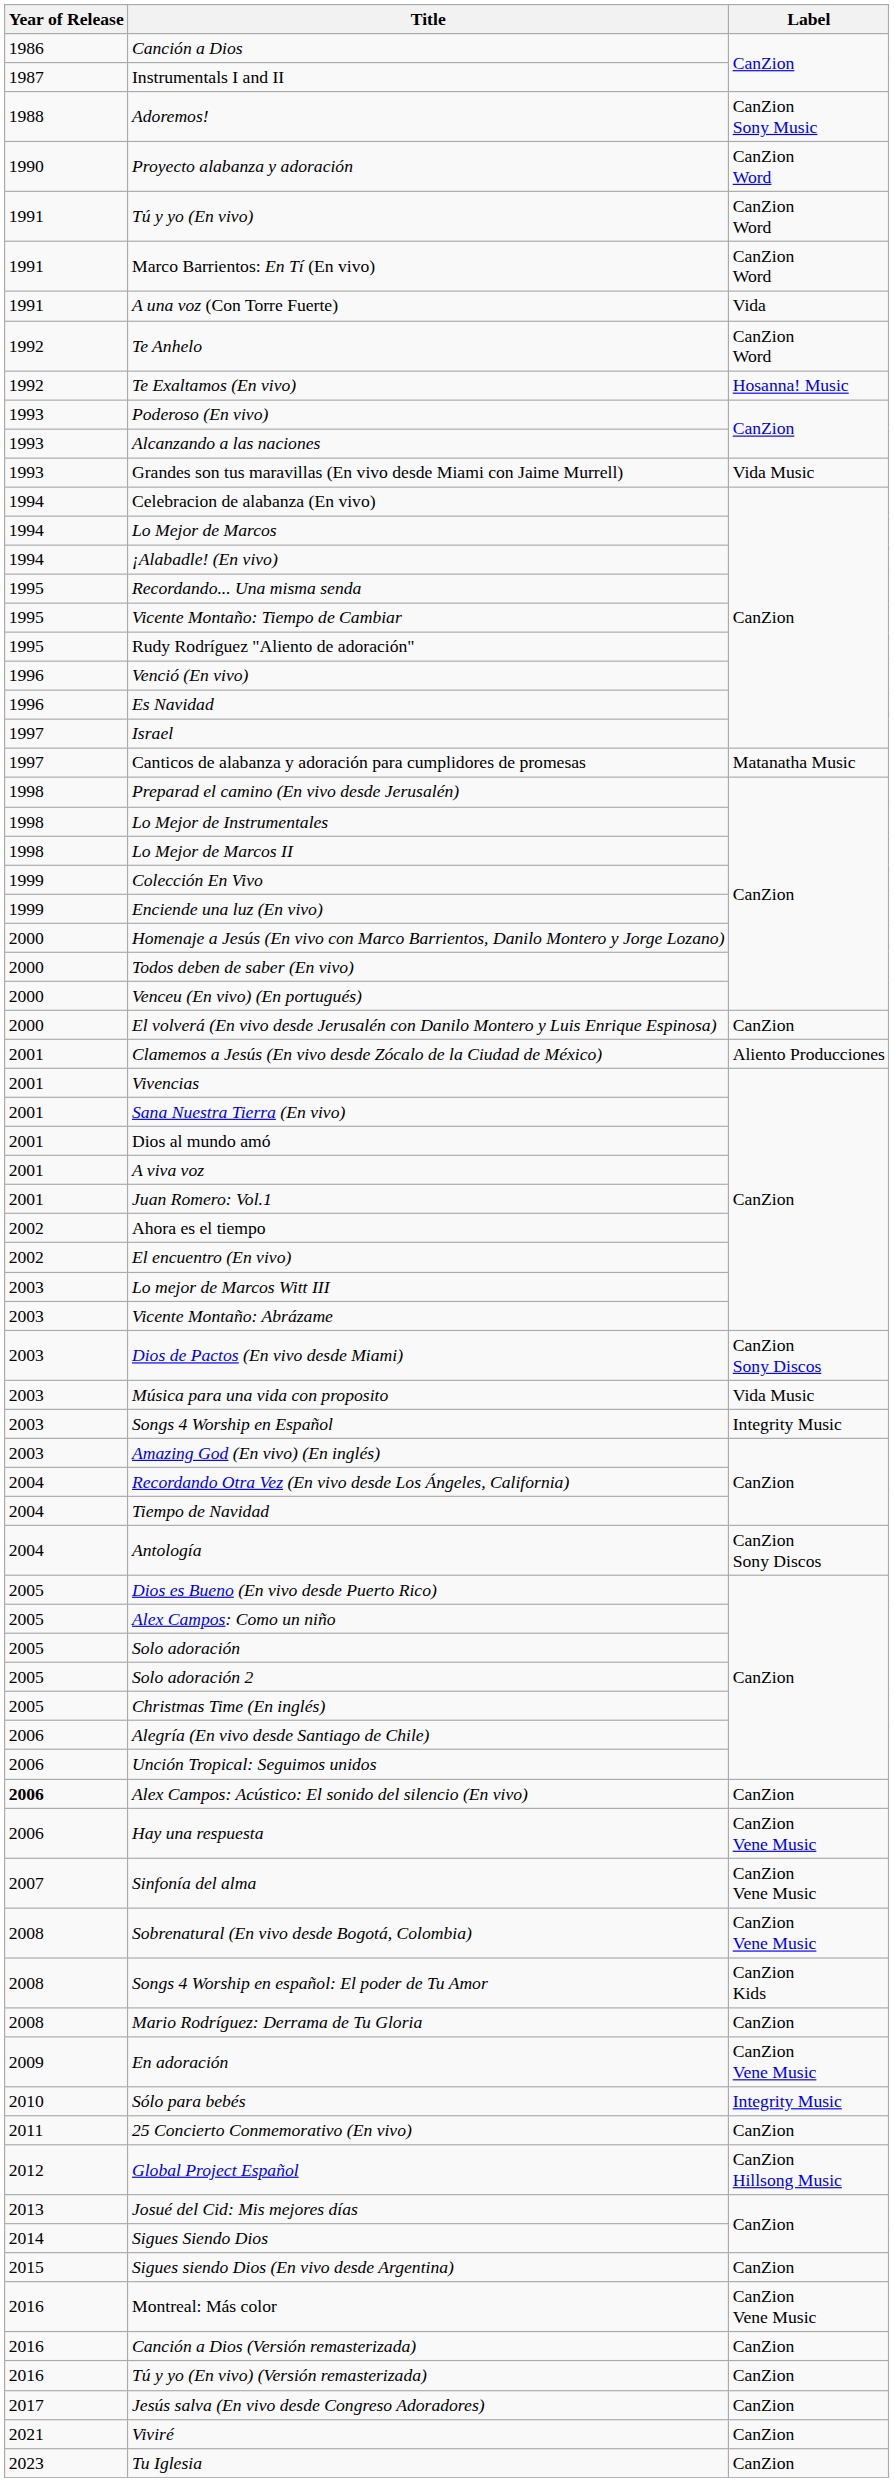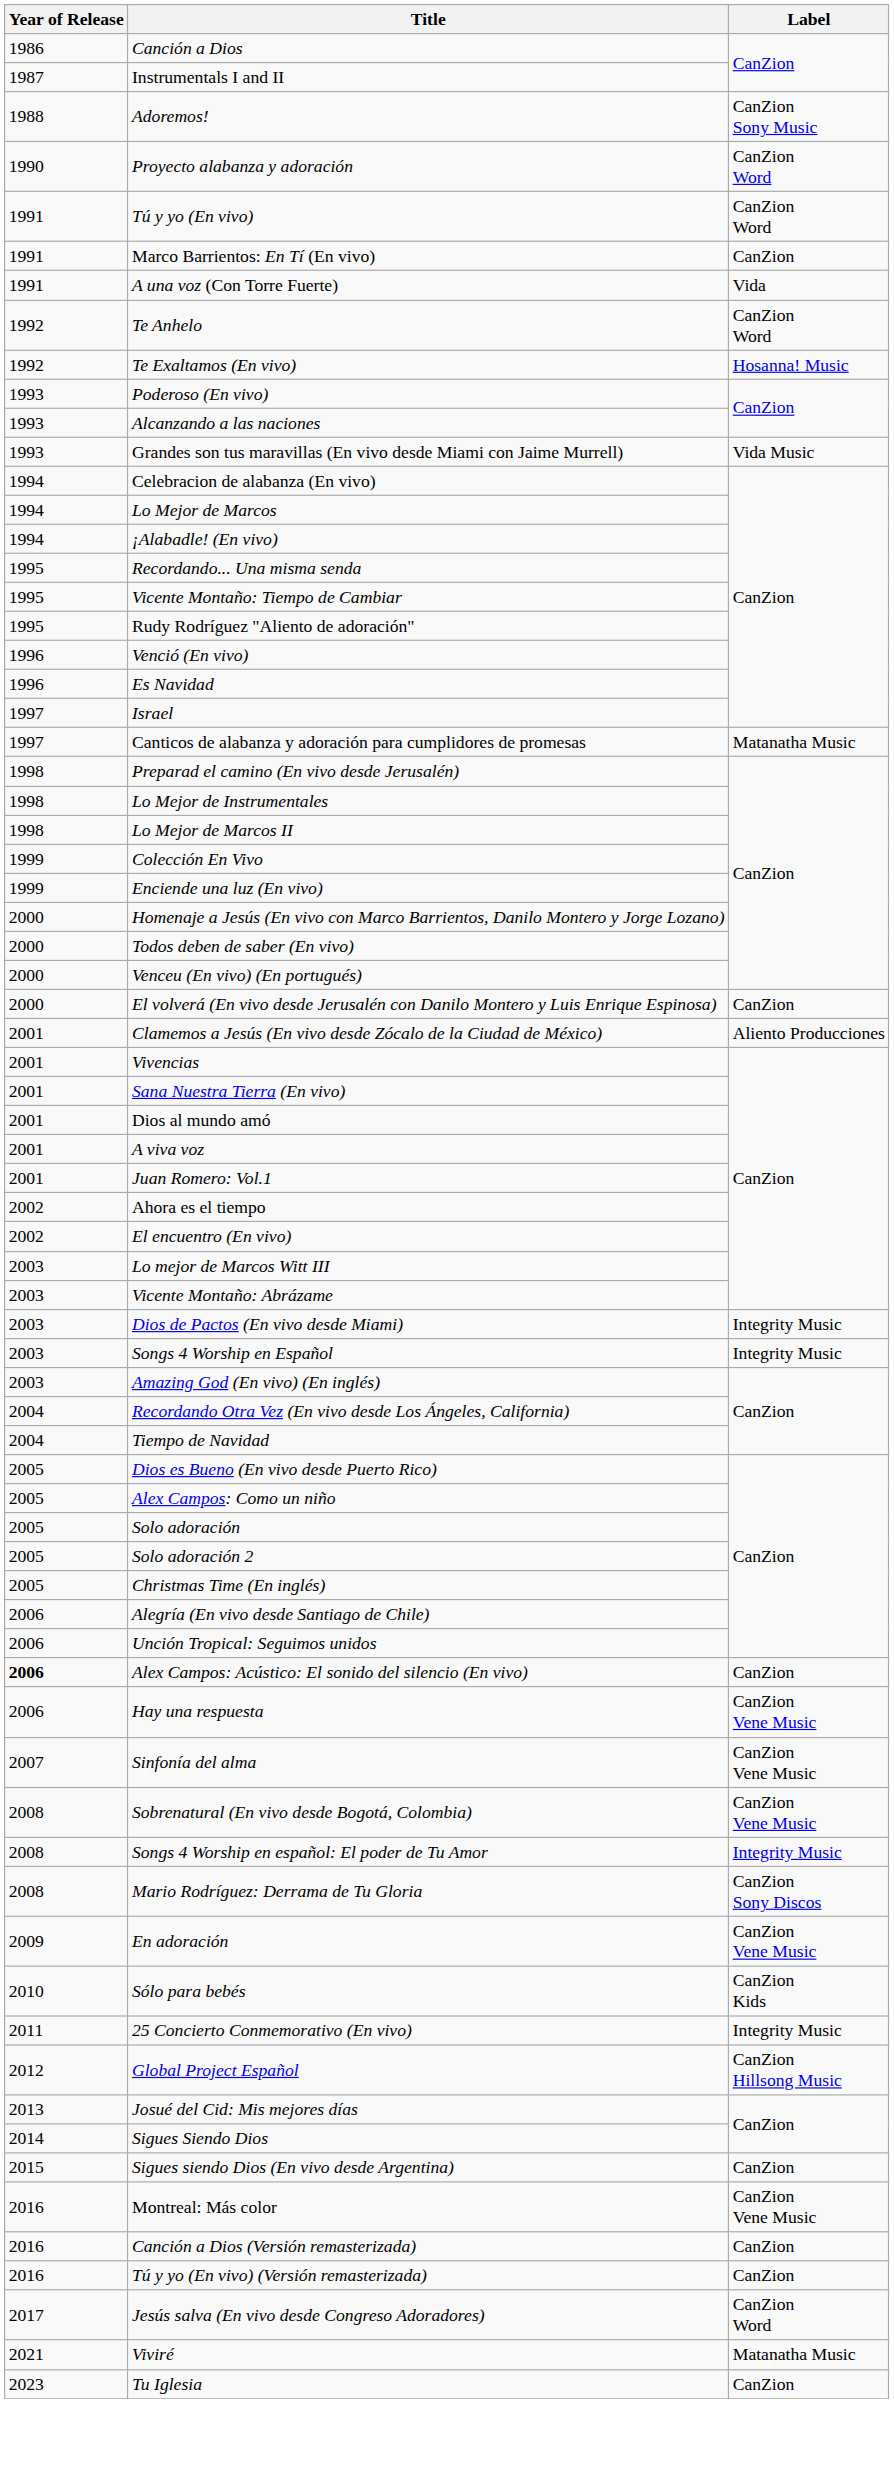(764, 266) CanZion Word -> (764, 256) CanZion
(777, 1355) CanZion Sony Discos -> (787, 1323) Integrity Music
- row: (260, 1394)
- row: (167, 1550)
(764, 1982) CanZion Kids -> (787, 1851) Integrity Music
(764, 2022) CanZion -> (777, 1891) CanZion Sony Discos
(787, 2101) Integrity Music -> (764, 1991) CanZion Kids
(764, 2130) CanZion -> (787, 2030) Integrity Music
(764, 2404) CanZion -> (764, 2315) CanZion Word
(764, 2433) CanZion -> (794, 2354) Matanatha Music
